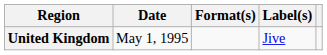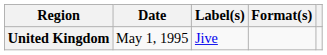columns swapped: (225, 15) <-> (287, 15)
